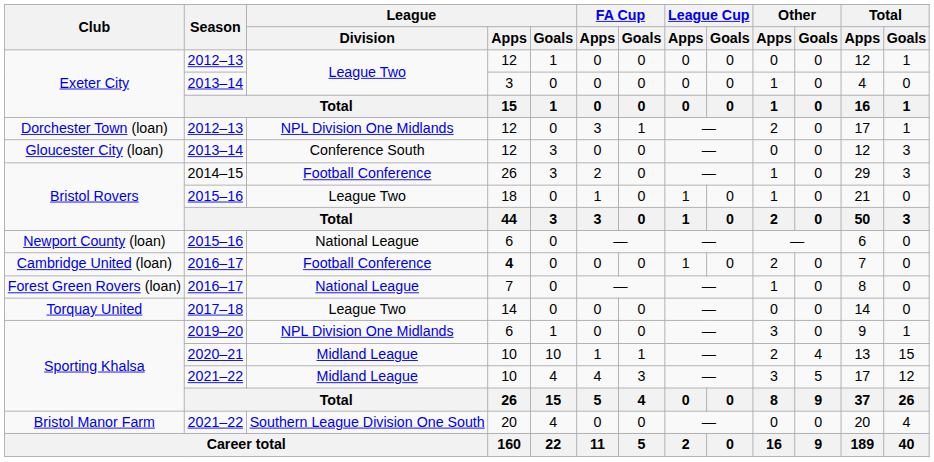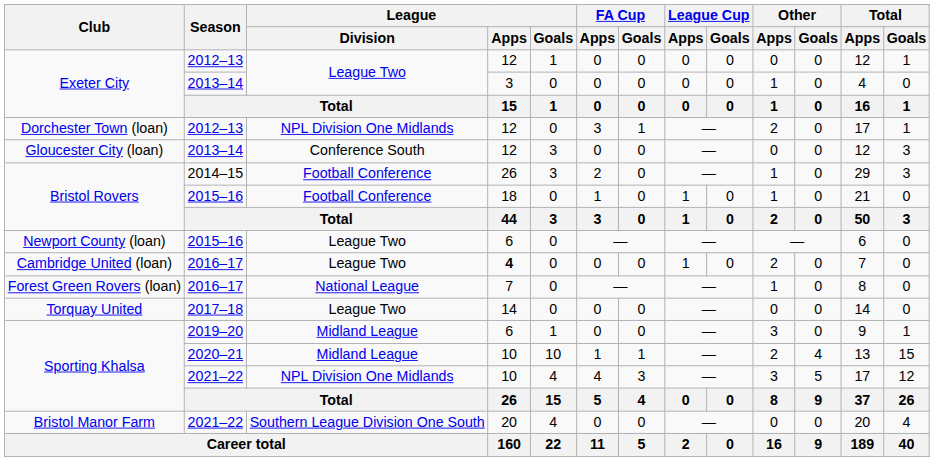(367, 196) League Two -> (367, 196) Football Conference
(367, 241) National League -> (367, 241) League Two
(367, 264) Football Conference -> (367, 264) League Two
(367, 331) NPL Division One Midlands -> (367, 331) Midland League
(367, 377) Midland League -> (367, 377) NPL Division One Midlands
